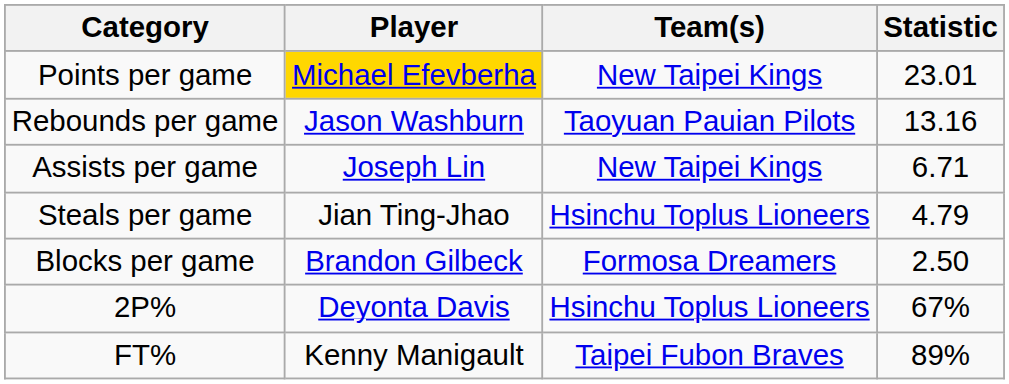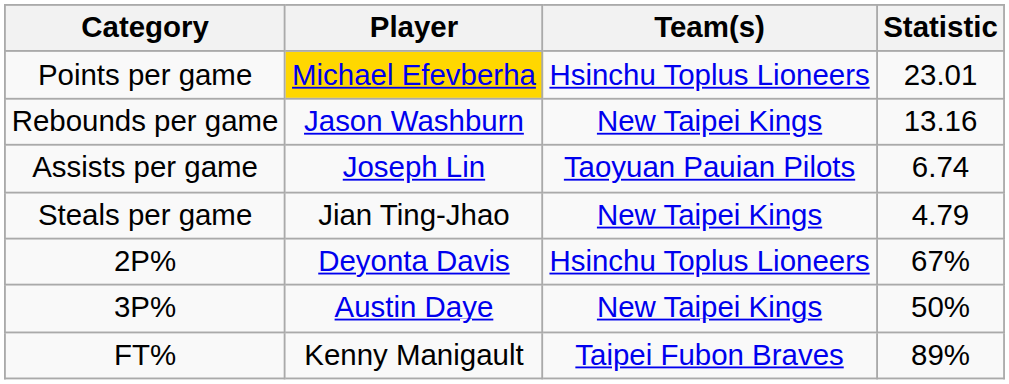(710, 74) New Taipei Kings -> (710, 74) Hsinchu Toplus Lioneers
(710, 121) Taoyuan Pauian Pilots -> (710, 121) New Taipei Kings
(710, 167) New Taipei Kings -> (710, 167) Taoyuan Pauian Pilots
(940, 167) 6.71 -> (940, 167) 6.74
(710, 214) Hsinchu Toplus Lioneers -> (710, 214) New Taipei Kings
- row: (145, 261)
+ row: (145, 307)
